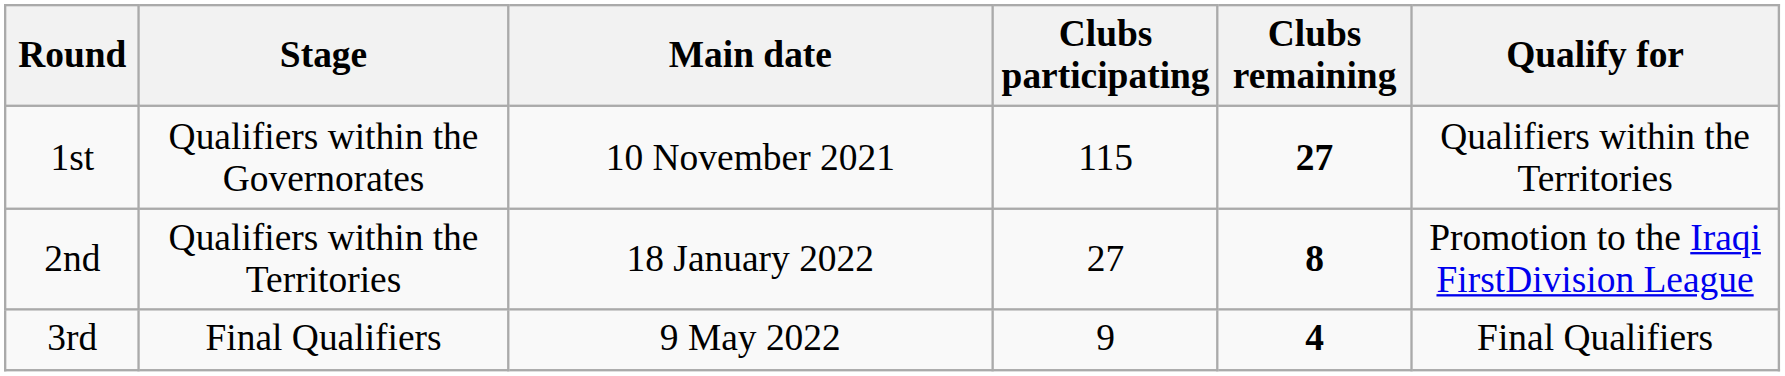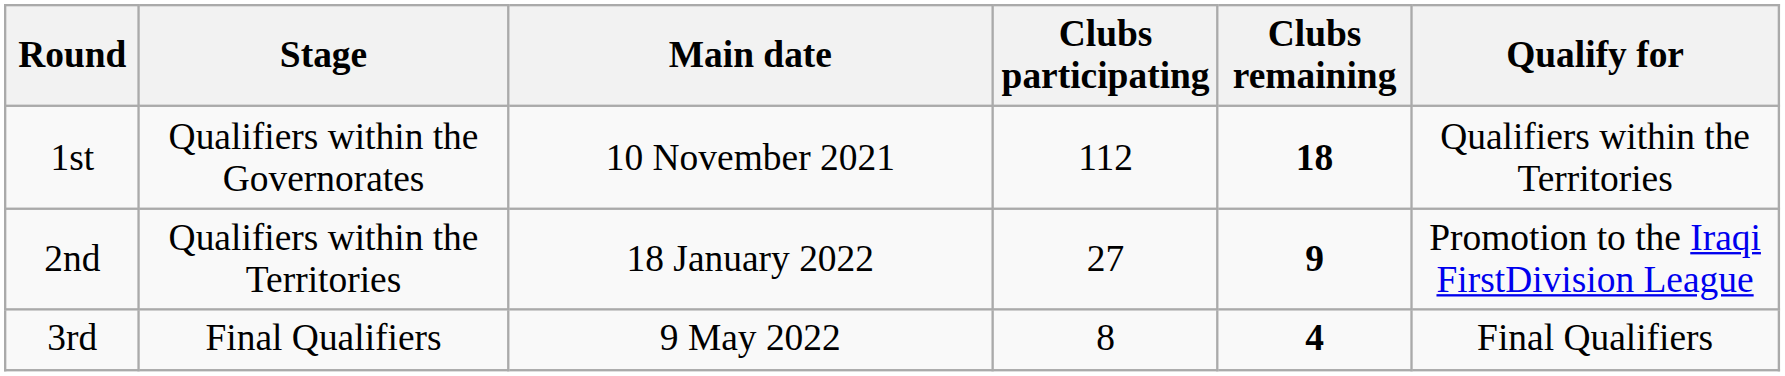(1106, 156) 115 -> (1106, 156) 112
(1315, 156) 27 -> (1315, 156) 18
(1315, 258) 8 -> (1315, 258) 9
(1106, 338) 9 -> (1106, 338) 8
